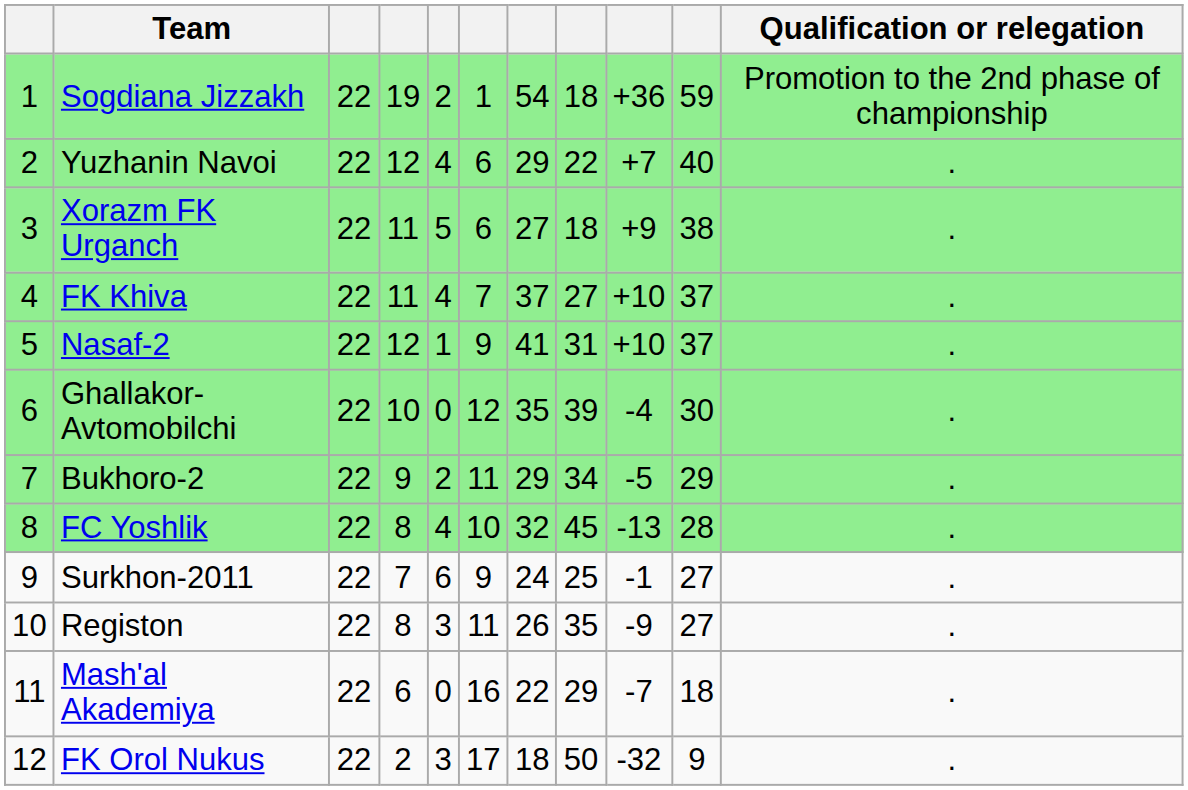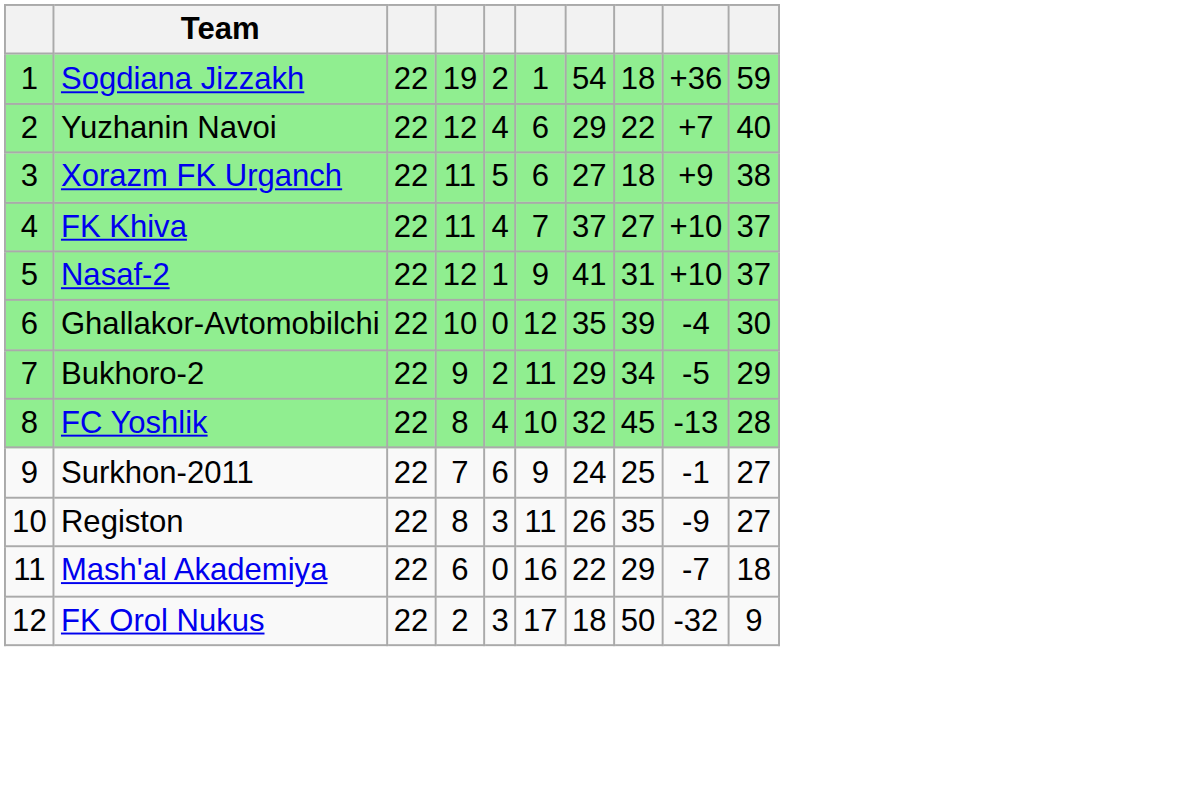- column: (952, 29)
